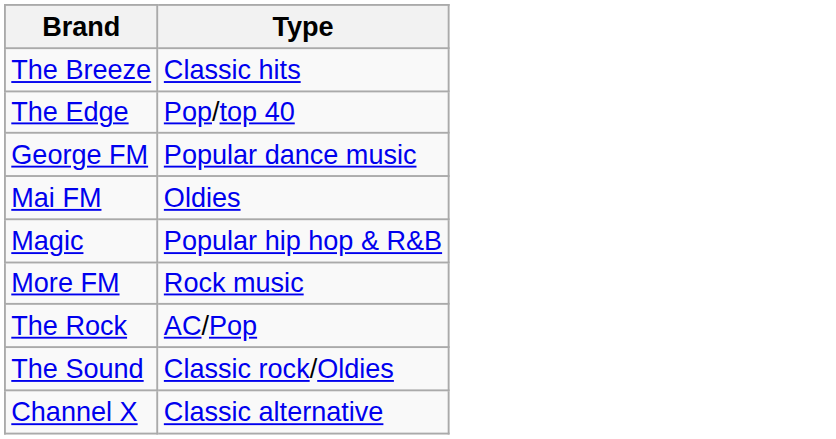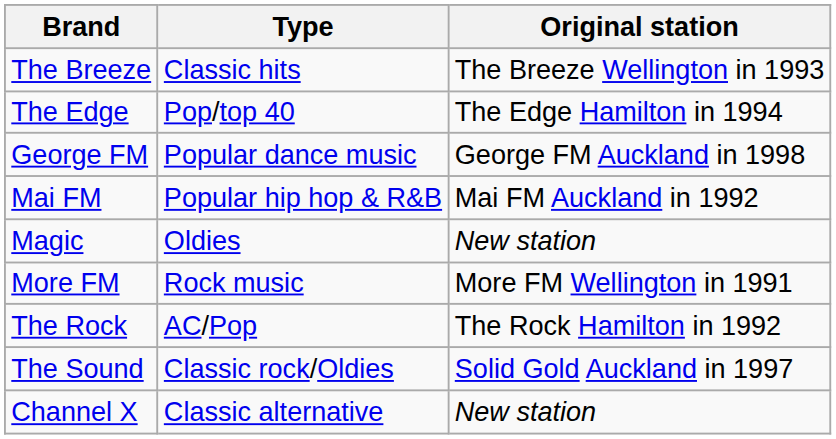+ column: (640, 27)
(202, 198) Oldies -> (303, 198) Popular hip hop & R&B
(303, 241) Popular hip hop & R&B -> (202, 241) Oldies
